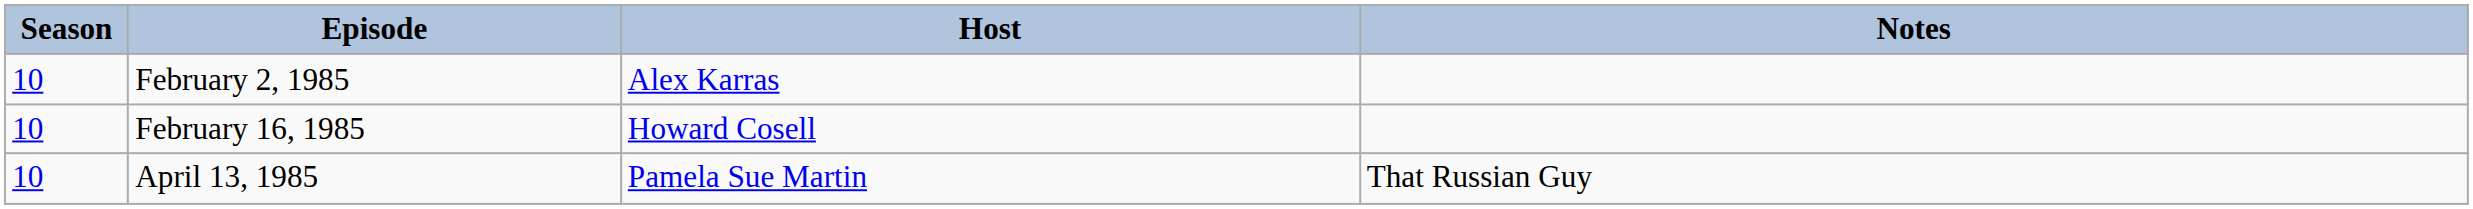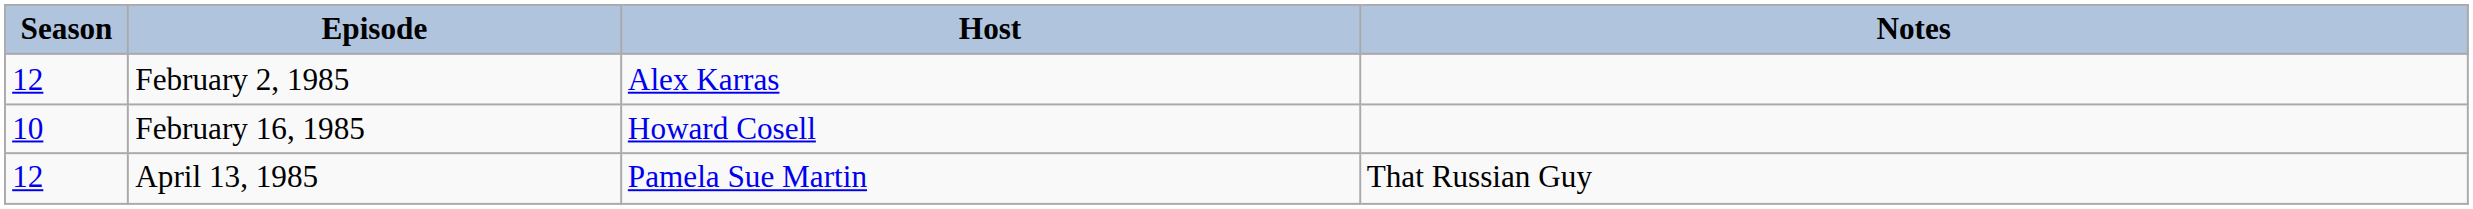(28, 78) 10 -> (28, 78) 12
(28, 177) 10 -> (28, 177) 12
